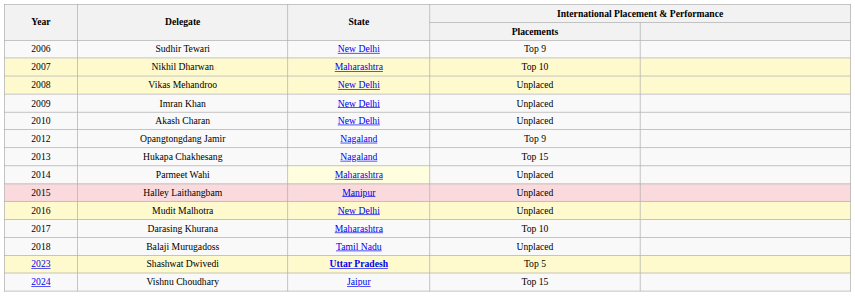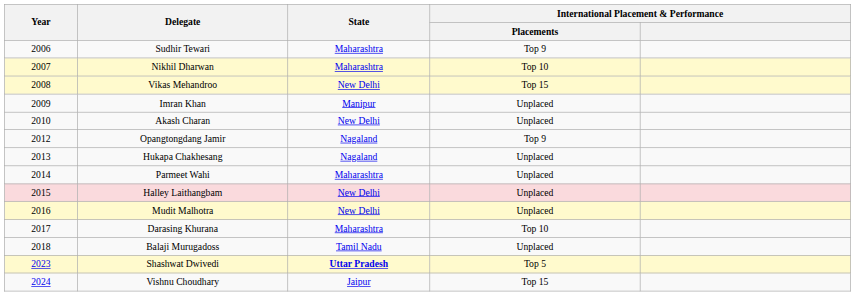(359, 50) New Delhi -> (359, 50) Maharashtra
(535, 85) Unplaced -> (535, 85) Top 15
(359, 103) New Delhi -> (359, 103) Manipur
(535, 157) Top 15 -> (535, 157) Unplaced
(359, 175) lightyellow background -> (359, 175) no background
(359, 193) Manipur -> (359, 193) New Delhi
